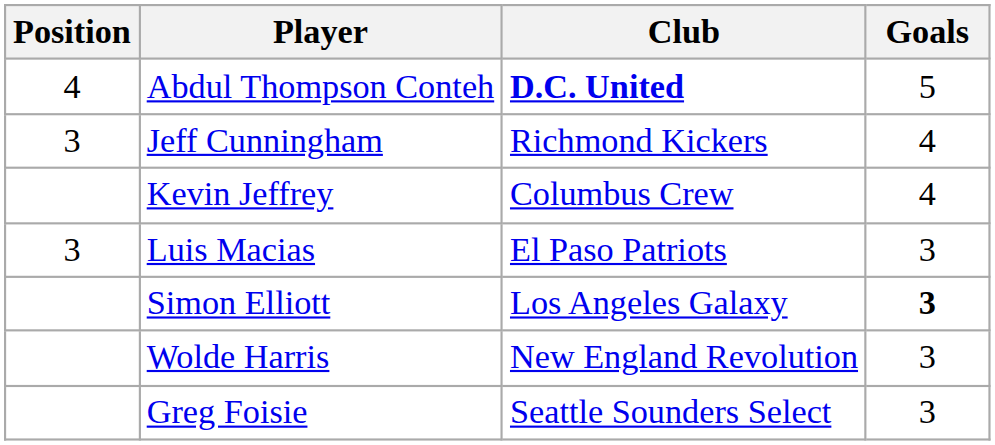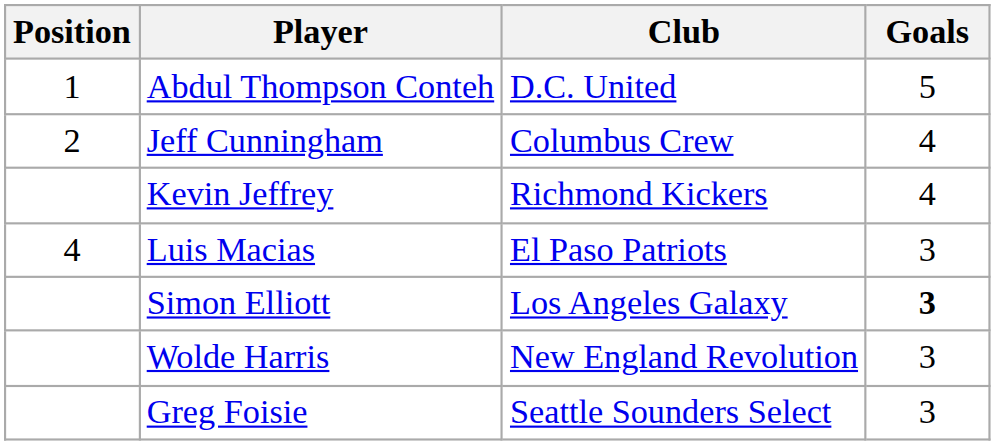(72, 85) 4 -> (72, 85) 1
(597, 85) bold -> (593, 85) normal
(72, 140) 3 -> (72, 140) 2
(639, 140) Richmond Kickers -> (622, 140) Columbus Crew
(622, 194) Columbus Crew -> (639, 194) Richmond Kickers
(72, 248) 3 -> (72, 248) 4
